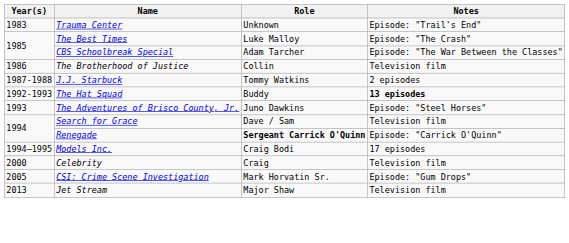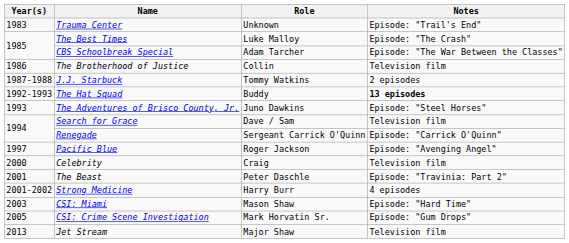(304, 135) bold -> (304, 135) normal
- row: (84, 149)
+ row: (87, 149)
+ row: (79, 176)
+ row: (94, 190)
+ row: (82, 204)
